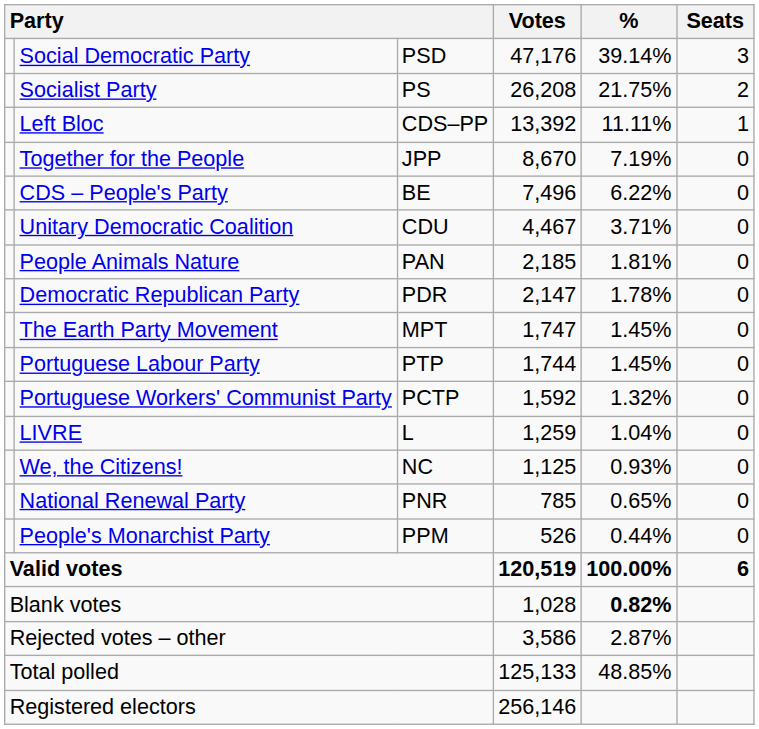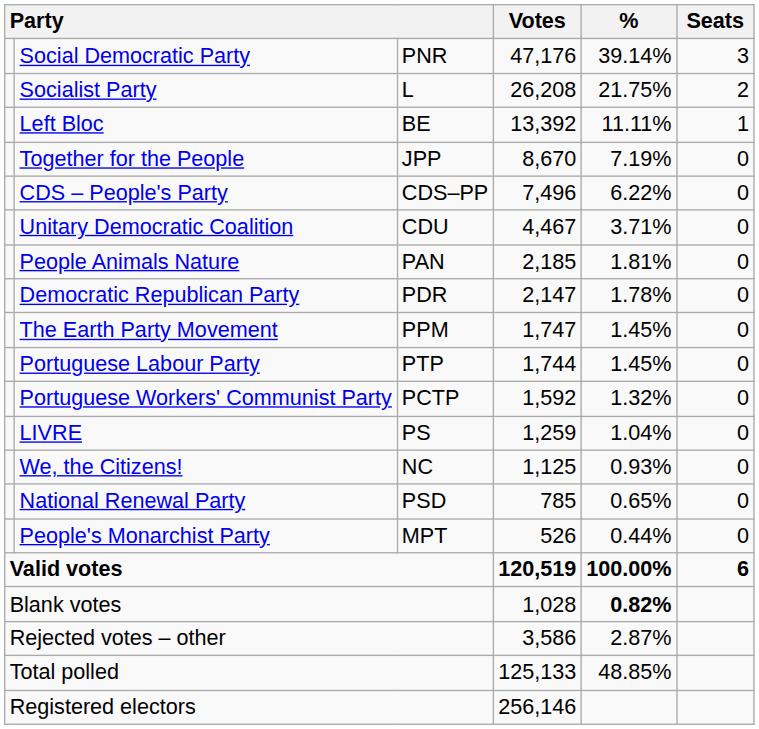(424, 55) PSD -> (425, 55) PNR
(416, 90) PS -> (408, 90) L
(445, 124) CDS–PP -> (416, 124) BE
(416, 192) BE -> (445, 192) CDS–PP
(425, 329) MPT -> (425, 329) PPM
(408, 432) L -> (416, 432) PS
(425, 501) PNR -> (424, 501) PSD
(425, 535) PPM -> (425, 535) MPT
